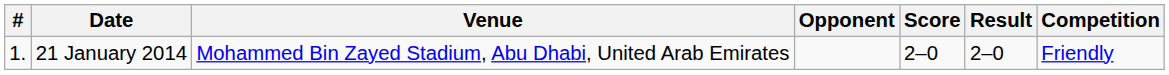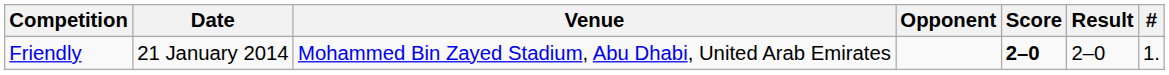columns swapped: (18, 20) <-> (1101, 20)
(921, 52) normal -> (1023, 52) bold
